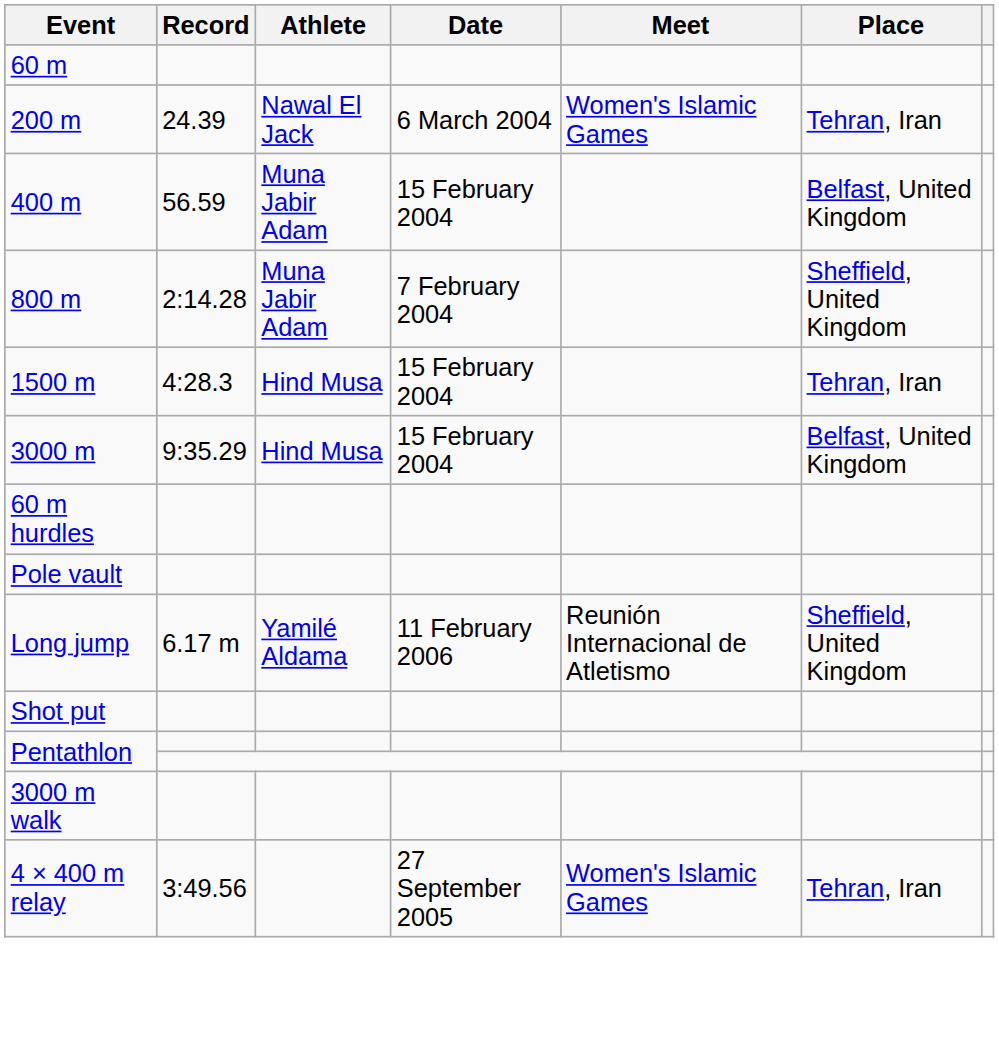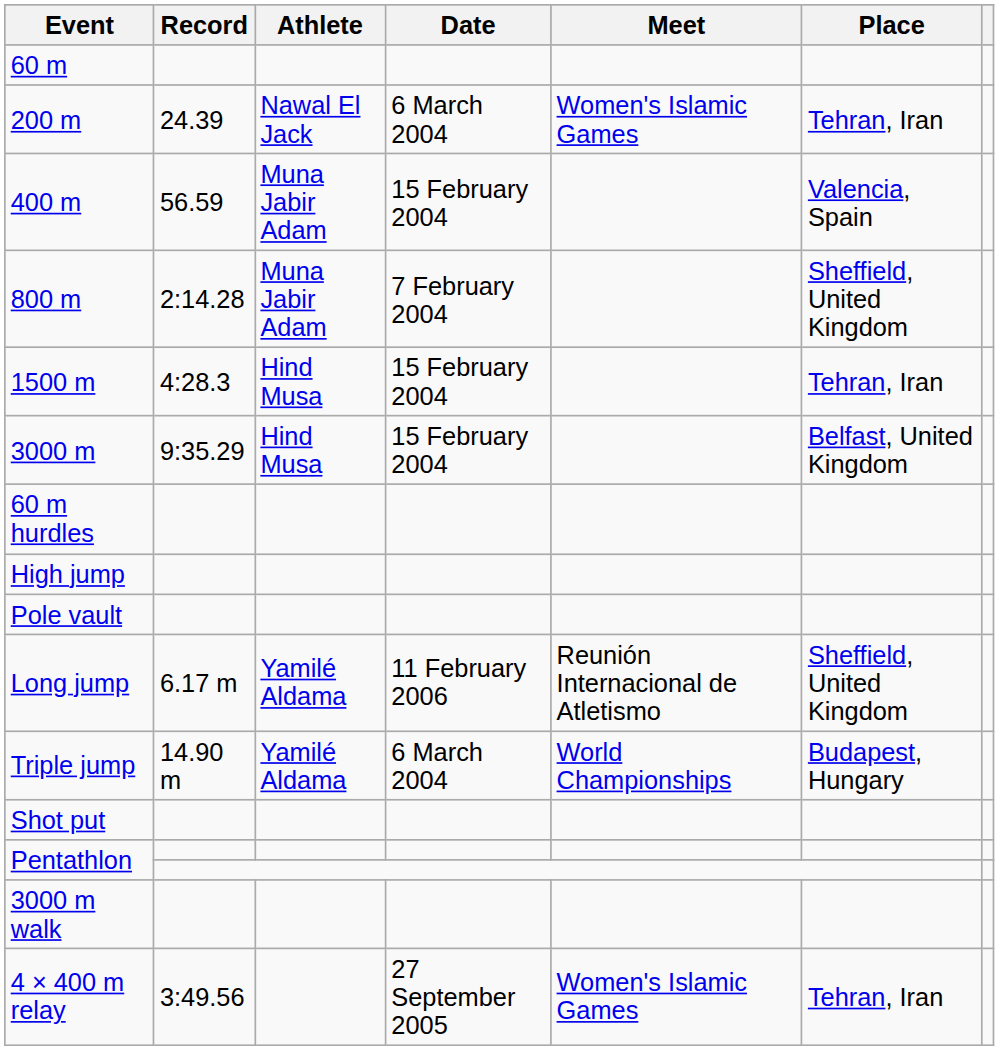(889, 202) Belfast, United Kingdom -> (859, 202) Valencia, Spain
+ row: (68, 574)
+ row: (73, 765)
